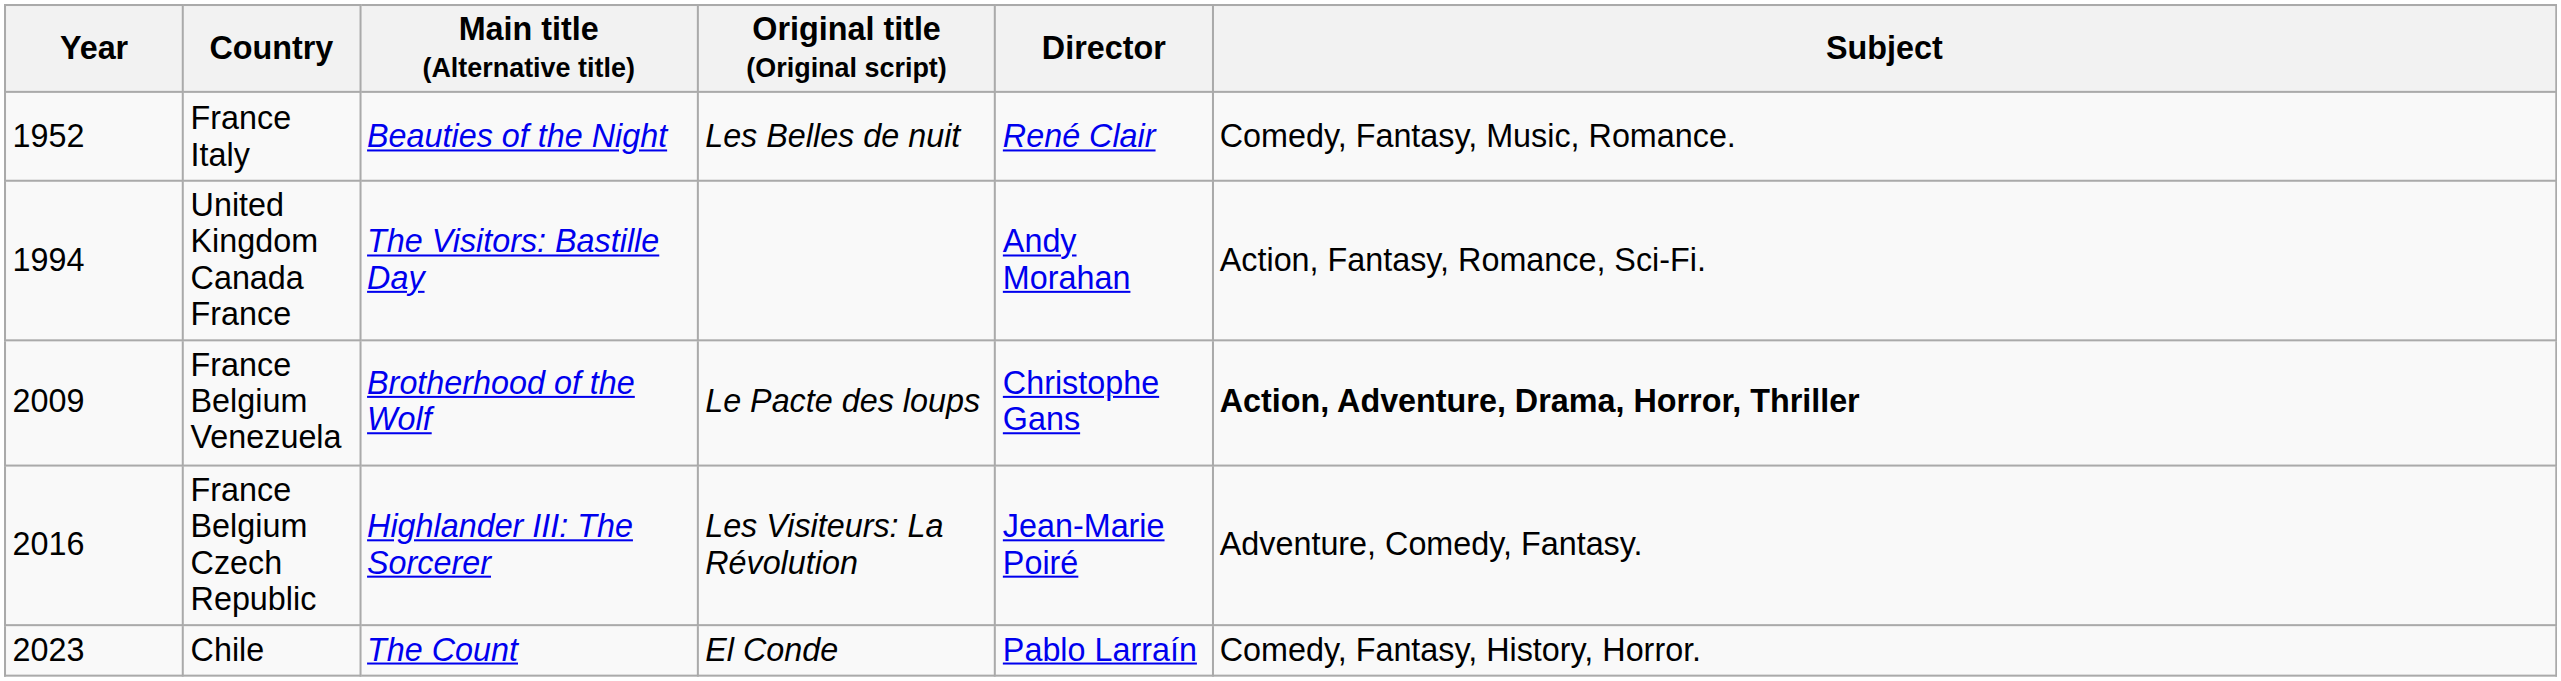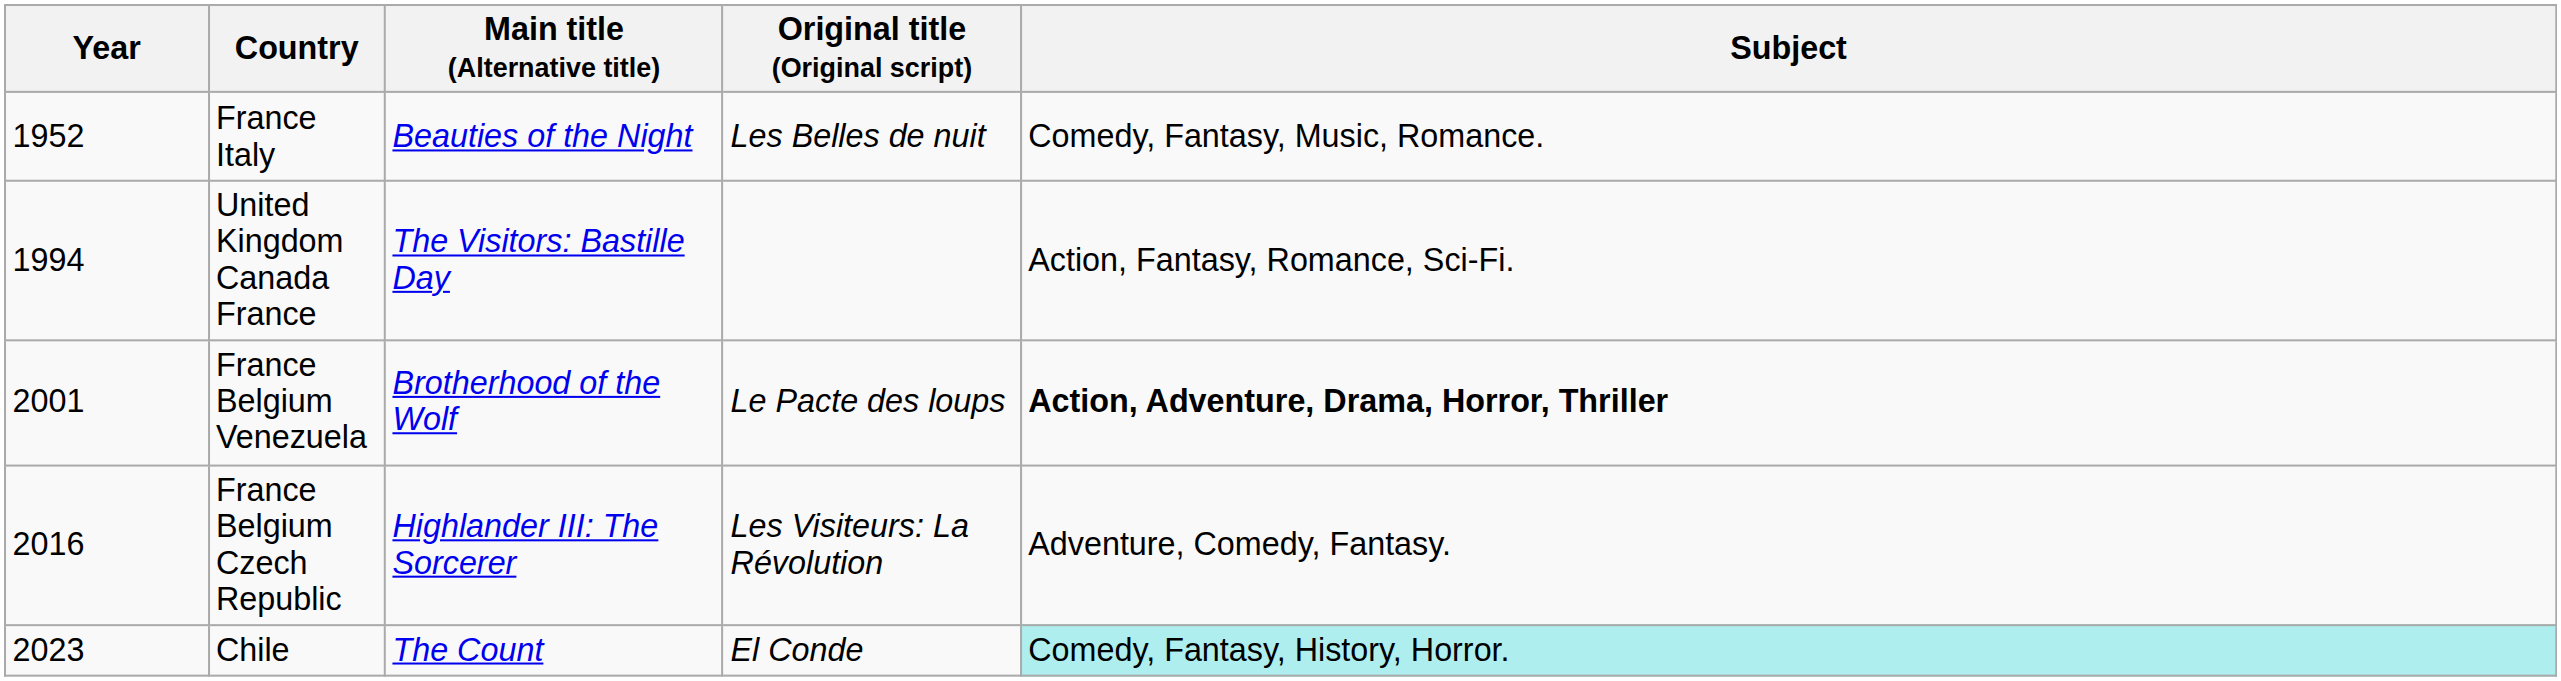- column: (1104, 48)
(48, 402) 2009 -> (48, 402) 2001
(1460, 650) no background -> (1269, 650) paleturquoise background
